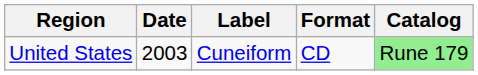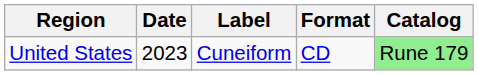(165, 53) 2003 -> (165, 53) 2023
